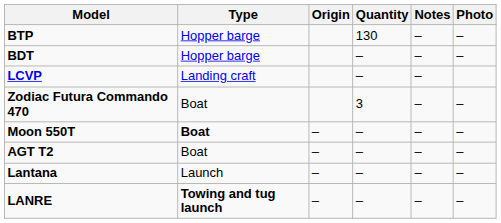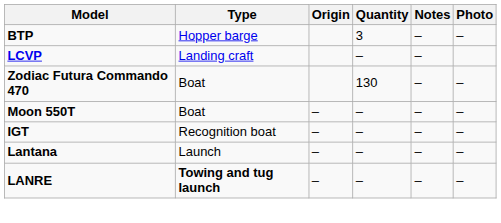(367, 35) 130 -> (359, 35) 3
- row: (21, 55)
(359, 104) 3 -> (367, 83) 130
(195, 132) bold -> (192, 111) normal
- row: (30, 152)
+ row: (18, 132)
